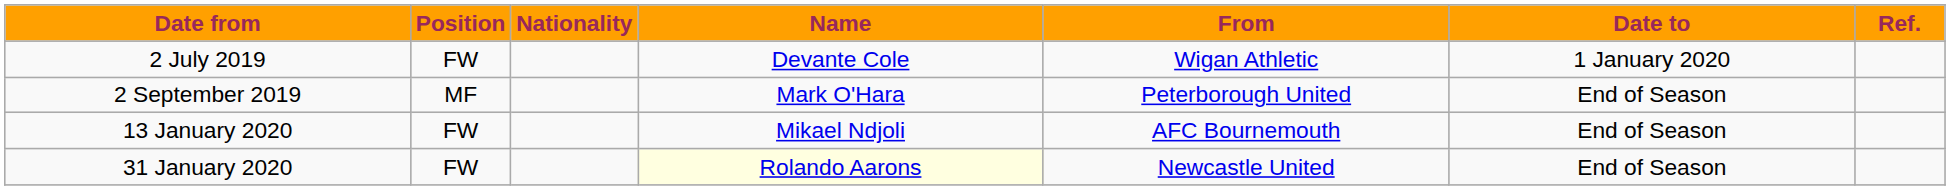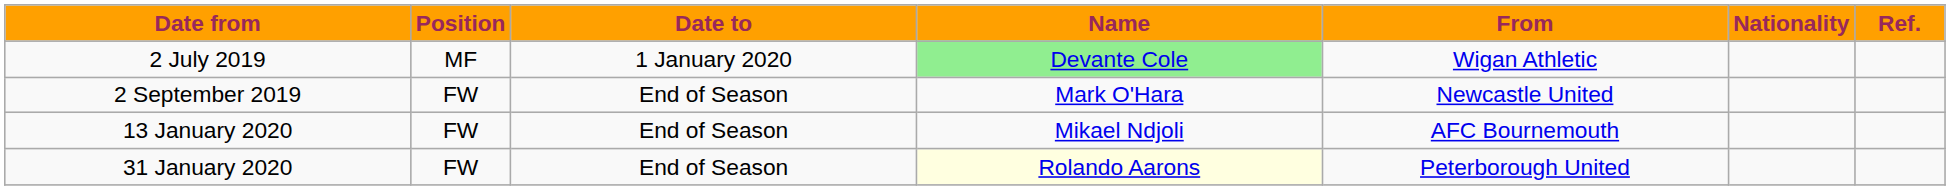columns swapped: (574, 23) <-> (1652, 23)
(461, 59) FW -> (461, 59) MF
(841, 59) no background -> (1119, 59) lightgreen background
(461, 95) MF -> (461, 95) FW
(1246, 95) Peterborough United -> (1525, 95) Newcastle United
(1246, 167) Newcastle United -> (1525, 167) Peterborough United
